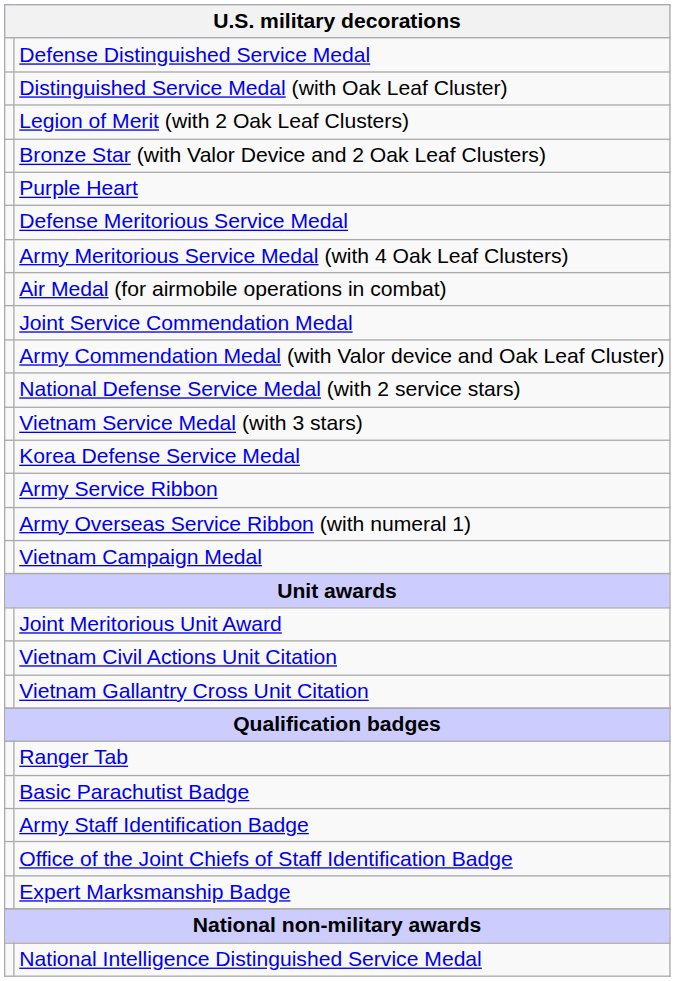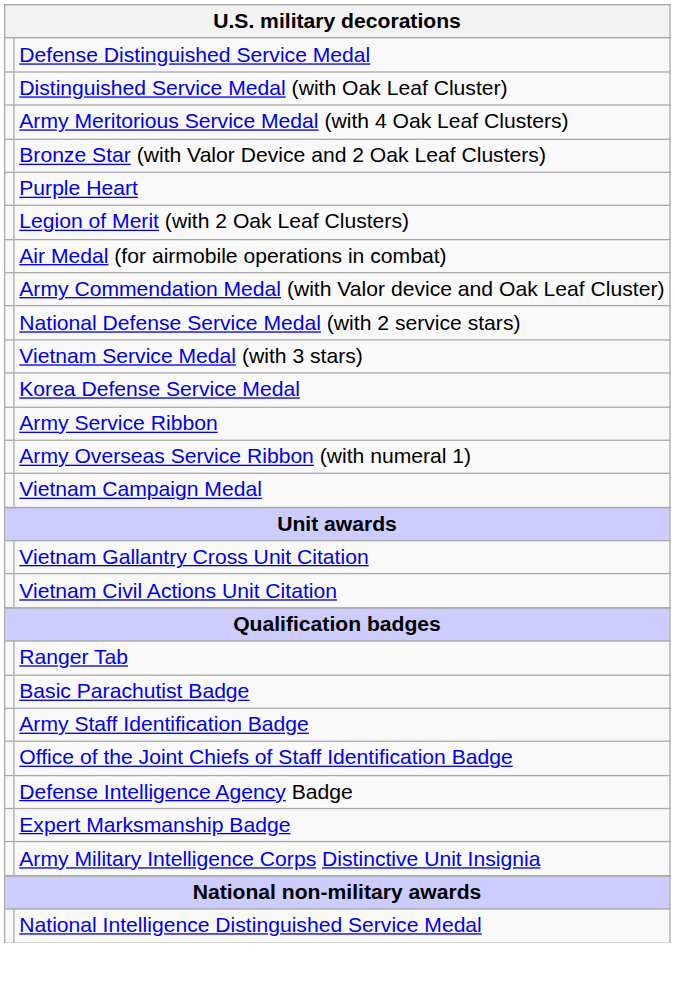rows swapped: (214, 121) <-> (294, 255)
- row: (184, 222)
- row: (186, 322)
- row: (151, 624)
rows swapped: (194, 691) <-> (178, 657)
+ row: (186, 791)
+ row: (280, 858)
